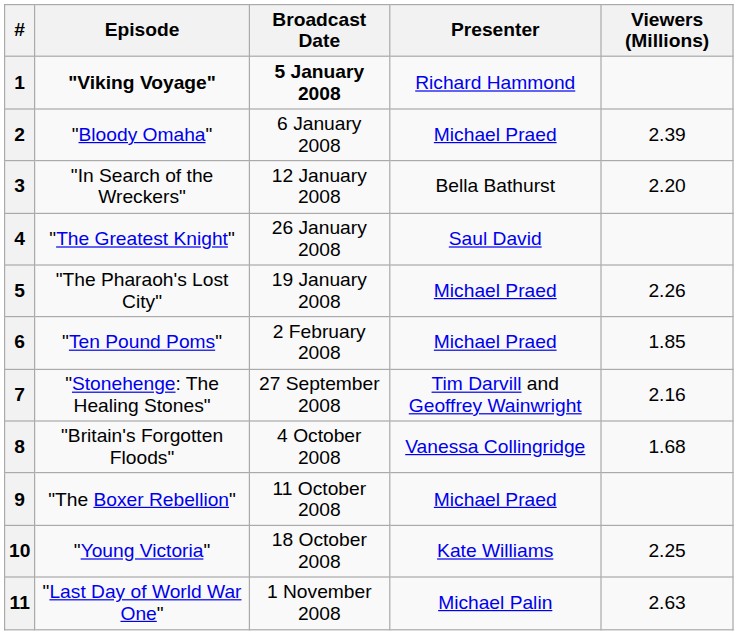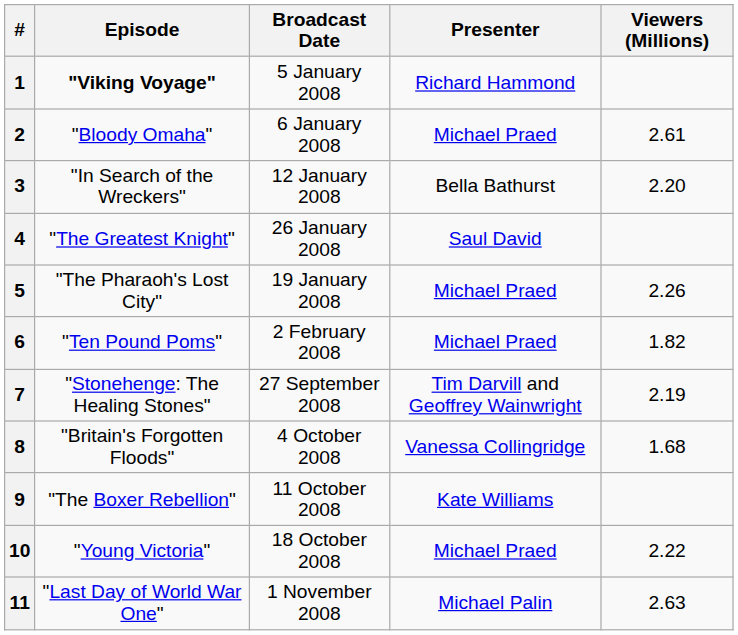(319, 82) bold -> (319, 82) normal
(667, 134) 2.39 -> (667, 134) 2.61
(667, 342) 1.85 -> (667, 342) 1.82
(667, 394) 2.16 -> (667, 394) 2.19
(495, 498) Michael Praed -> (495, 498) Kate Williams
(495, 551) Kate Williams -> (495, 551) Michael Praed
(667, 551) 2.25 -> (667, 551) 2.22
